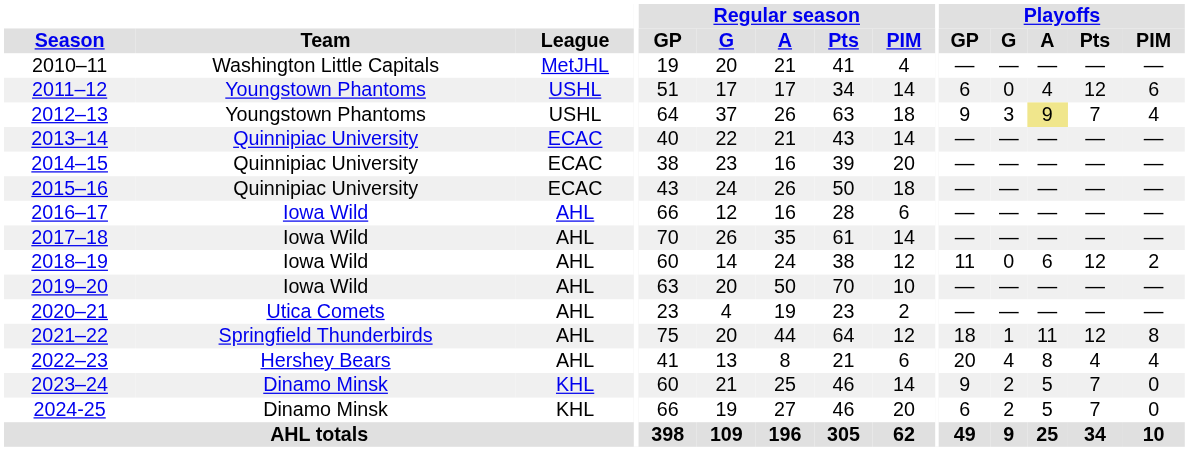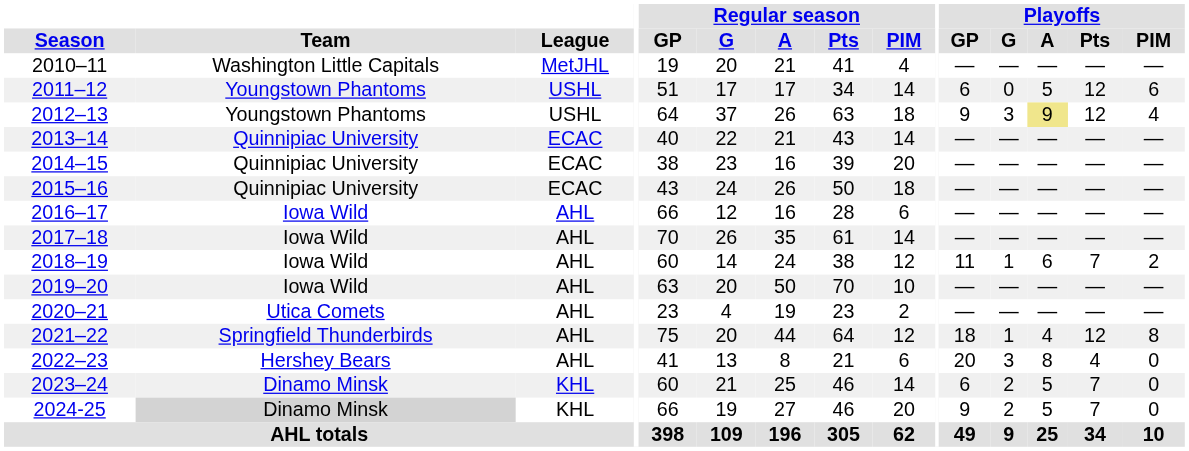(1047, 89) 4 -> (1047, 89) 5
(1095, 114) 7 -> (1095, 114) 12
(1009, 262) 0 -> (1009, 262) 1
(1095, 262) 12 -> (1095, 262) 7
(1047, 335) 11 -> (1047, 335) 4
(1009, 360) 4 -> (1009, 360) 3
(1154, 360) 4 -> (1154, 360) 0
(965, 385) 9 -> (965, 385) 6
(326, 409) no background -> (326, 409) lightgrey background
(965, 409) 6 -> (965, 409) 9
